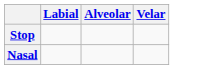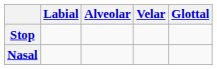+ column: (190, 14)
